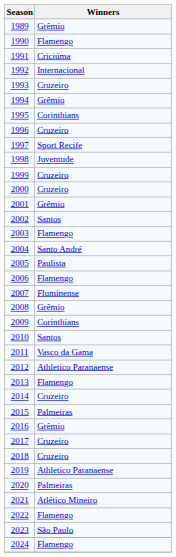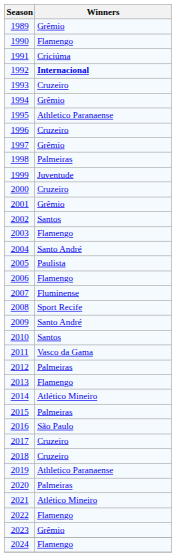(61, 70) normal -> (63, 70) bold
(58, 115) Corinthians -> (75, 115) Athletico Paranaense
(60, 144) Sport Recife -> (52, 144) Grêmio
(55, 159) Juventude -> (55, 159) Palmeiras
(54, 174) Cruzeiro -> (55, 174) Juventude
(52, 307) Grêmio -> (60, 307) Sport Recife
(59, 322) Corinthians -> (59, 322) Santo André
(75, 366) Athletico Paranaense -> (56, 366) Palmeiras
(53, 396) Cruzeiro -> (67, 396) Atlético Mineiro
(52, 426) Grêmio -> (55, 426) São Paulo
(55, 529) São Paulo -> (52, 529) Grêmio
